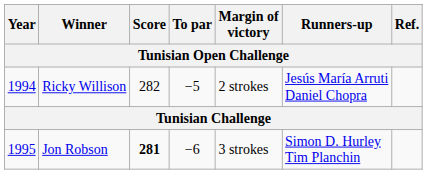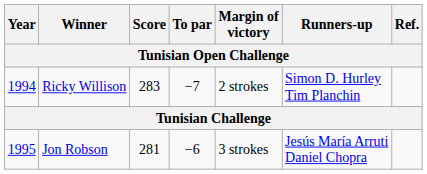(149, 87) 282 -> (149, 87) 283
(192, 87) −5 -> (192, 87) −7
(337, 87) Jesús María Arruti Daniel Chopra -> (333, 87) Simon D. Hurley Tim Planchin
(149, 149) bold -> (149, 149) normal
(333, 149) Simon D. Hurley Tim Planchin -> (337, 149) Jesús María Arruti Daniel Chopra
